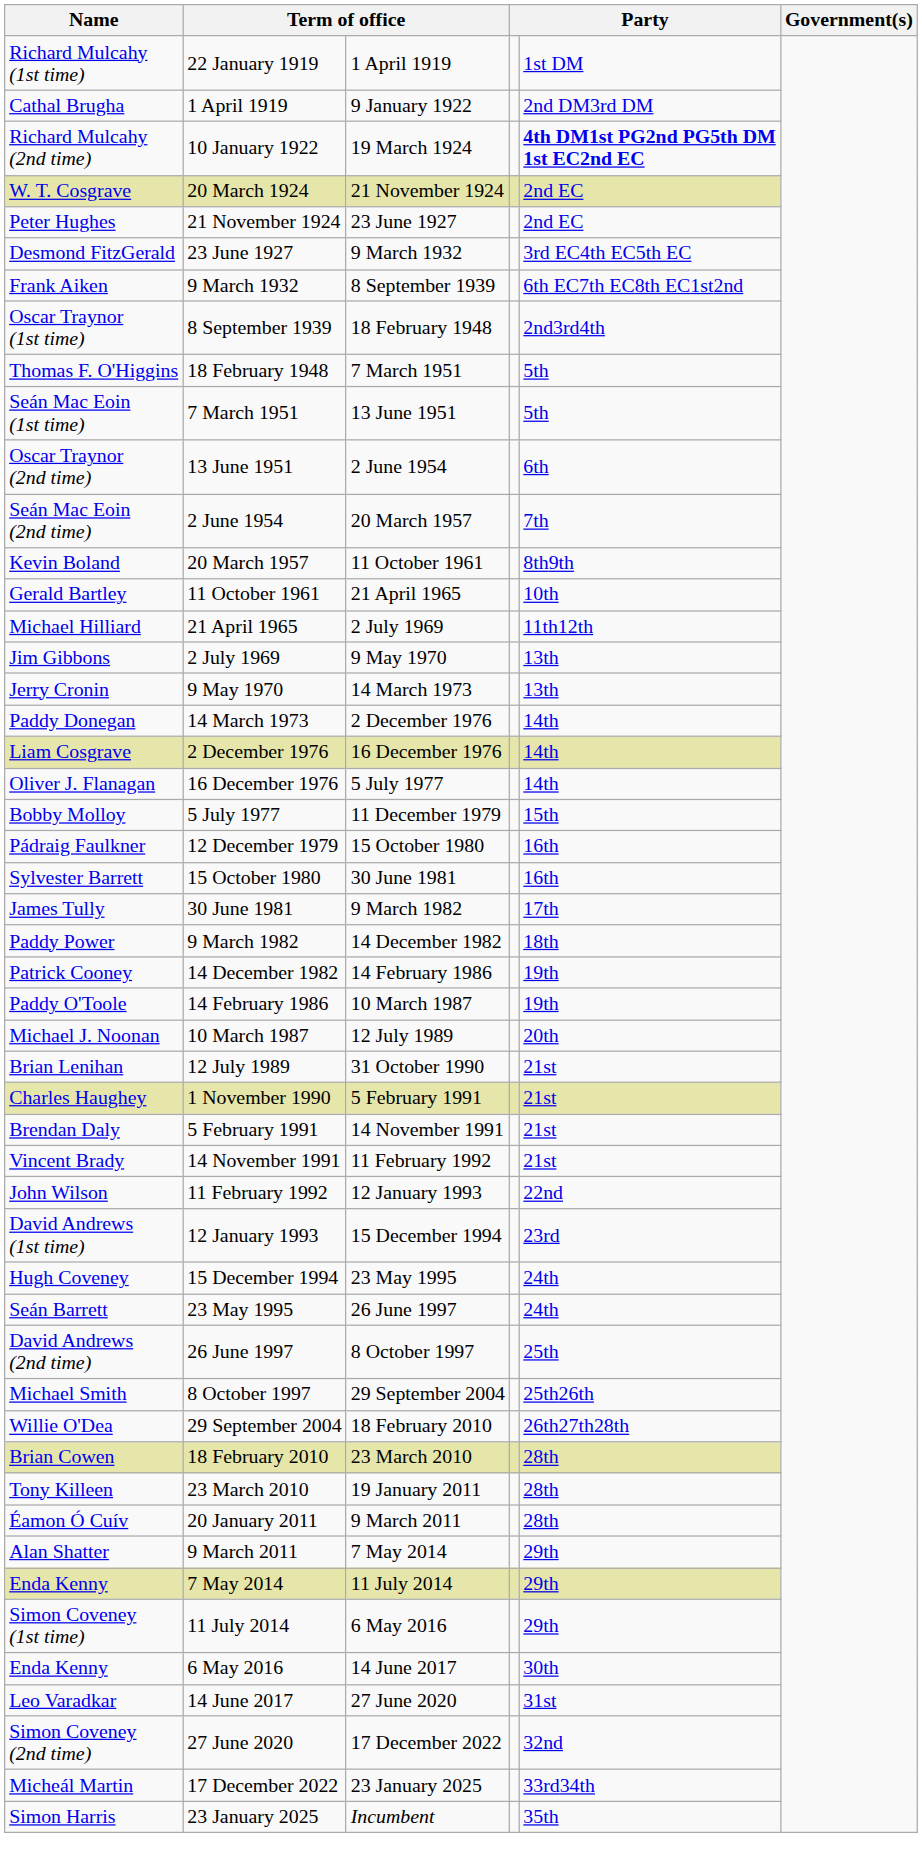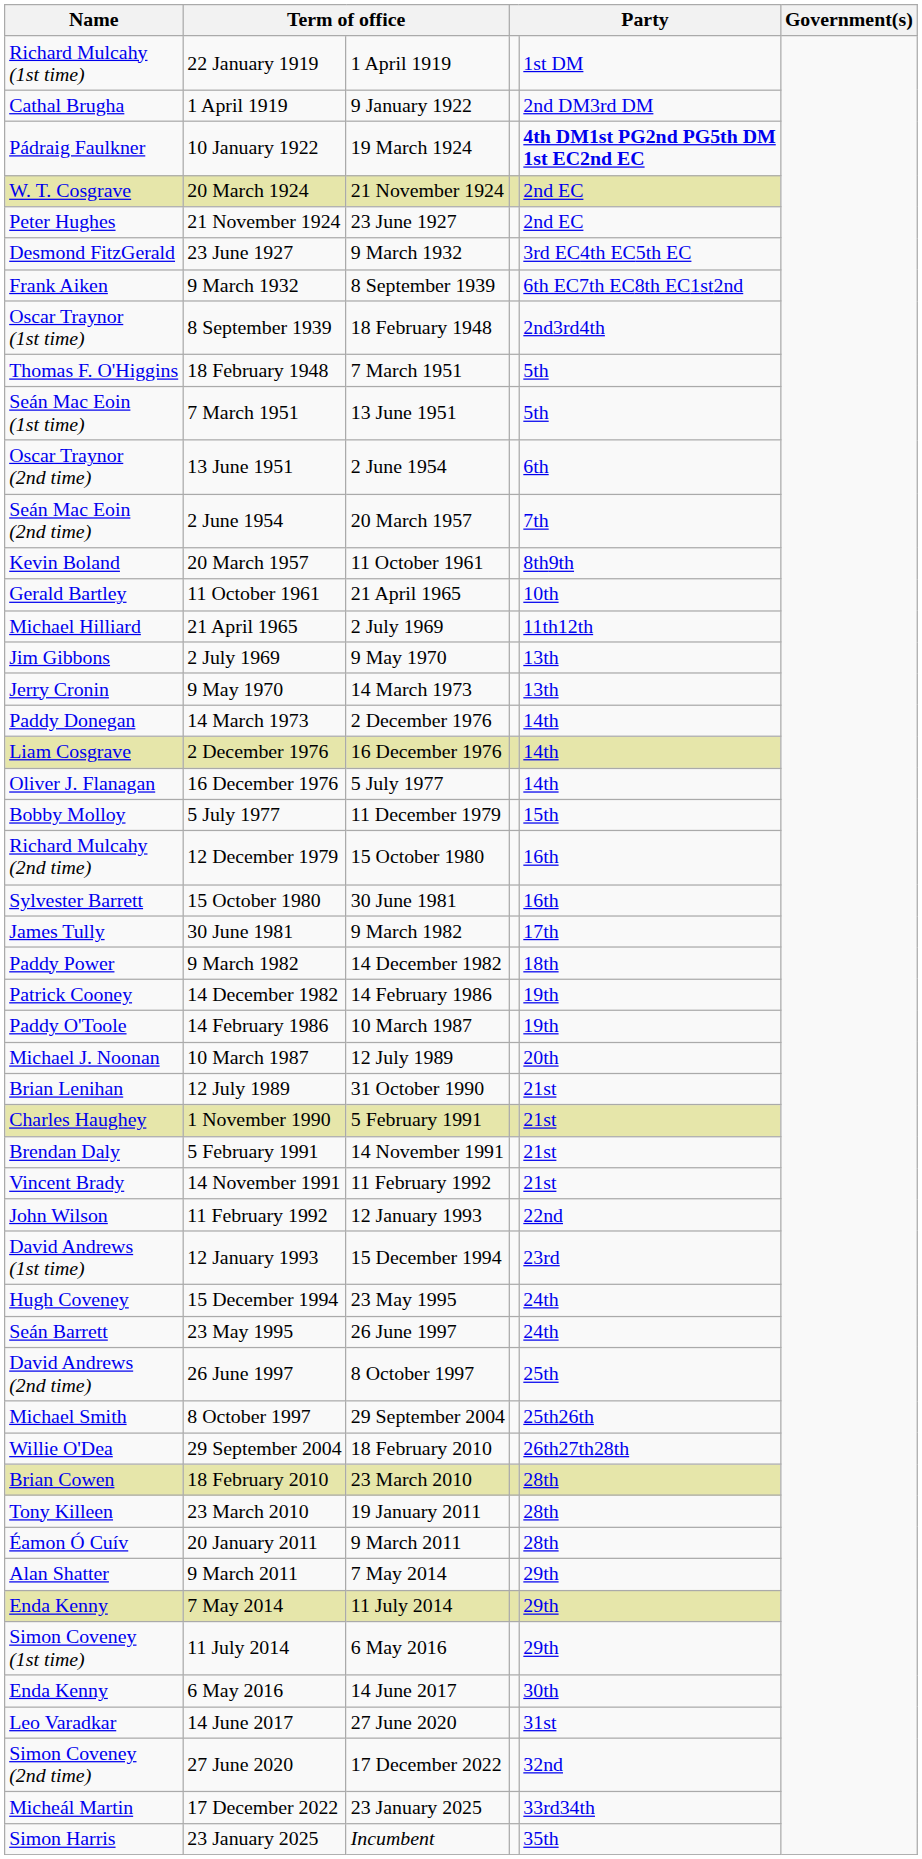(78, 148) Richard Mulcahy (2nd time) -> (77, 148) Pádraig Faulkner
(77, 846) Pádraig Faulkner -> (78, 857) Richard Mulcahy (2nd time)
